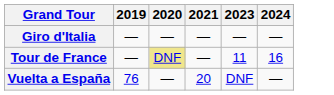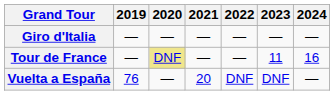+ column: (240, 15)
